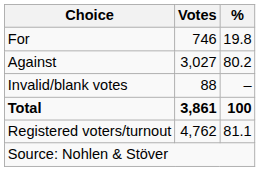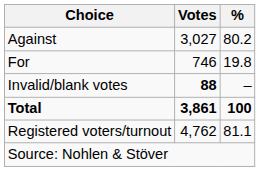rows swapped: (19, 39) <-> (32, 62)
(208, 85) normal -> (208, 85) bold
